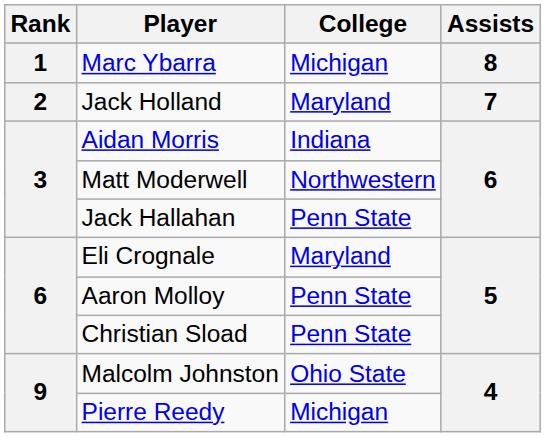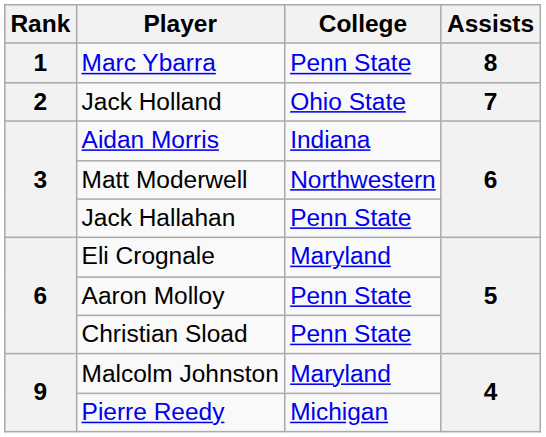(339, 62) Michigan -> (351, 62) Penn State
(340, 101) Maryland -> (348, 101) Ohio State
(348, 373) Ohio State -> (340, 373) Maryland
